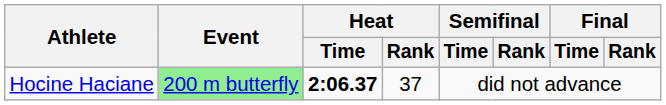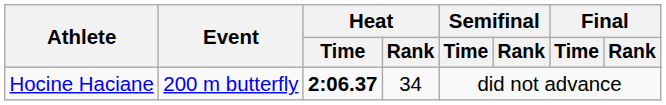(231, 84) lightgreen background -> (231, 84) no background
(411, 84) 37 -> (411, 84) 34
